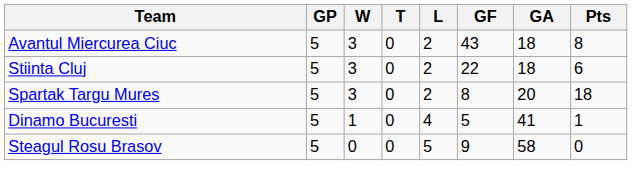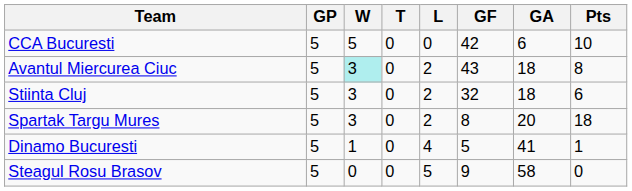+ row: (61, 43)
(352, 43) no background -> (352, 69) paleturquoise background
(470, 69) 22 -> (470, 95) 32
